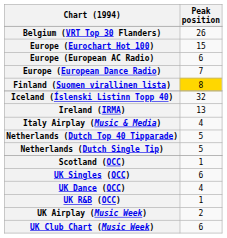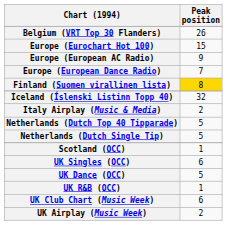(201, 59) 6 -> (201, 59) 9
- row: (92, 110)
(201, 123) 4 -> (201, 110) 2
(201, 188) 4 -> (201, 175) 5
rows swapped: (92, 214) <-> (92, 227)
